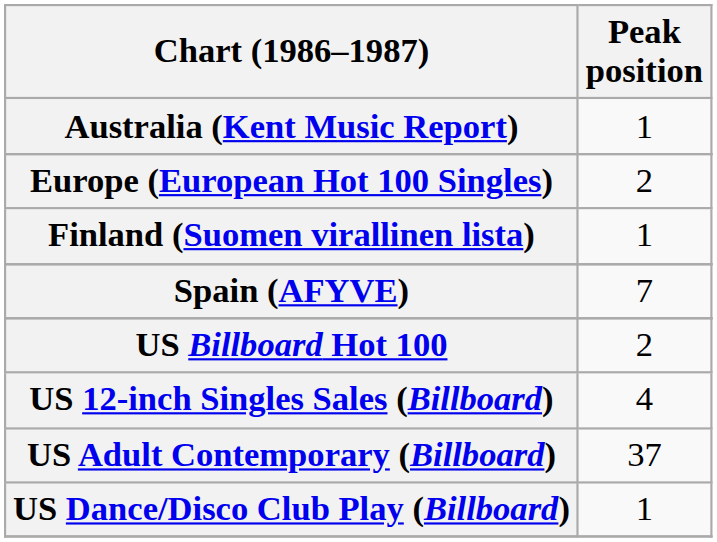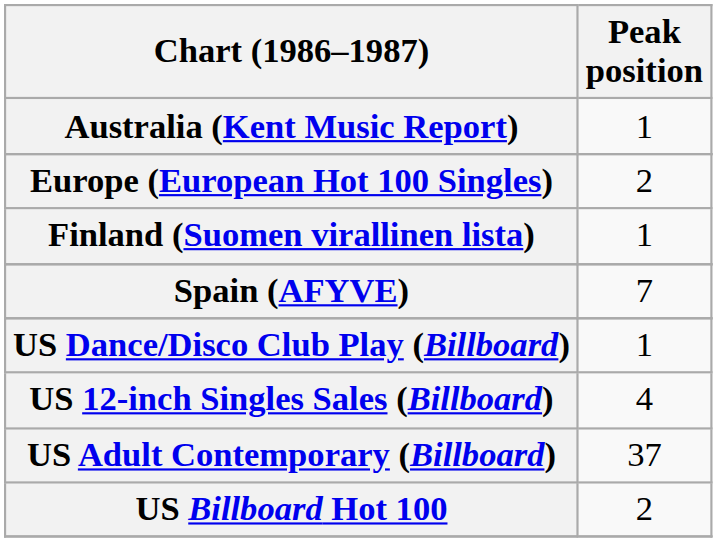rows swapped: (291, 344) <-> (291, 509)
